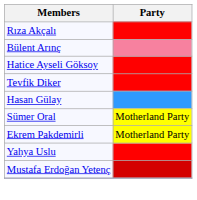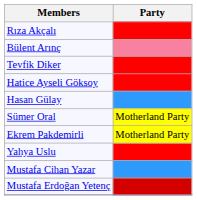rows swapped: (34, 82) <-> (52, 65)
+ row: (51, 169)
